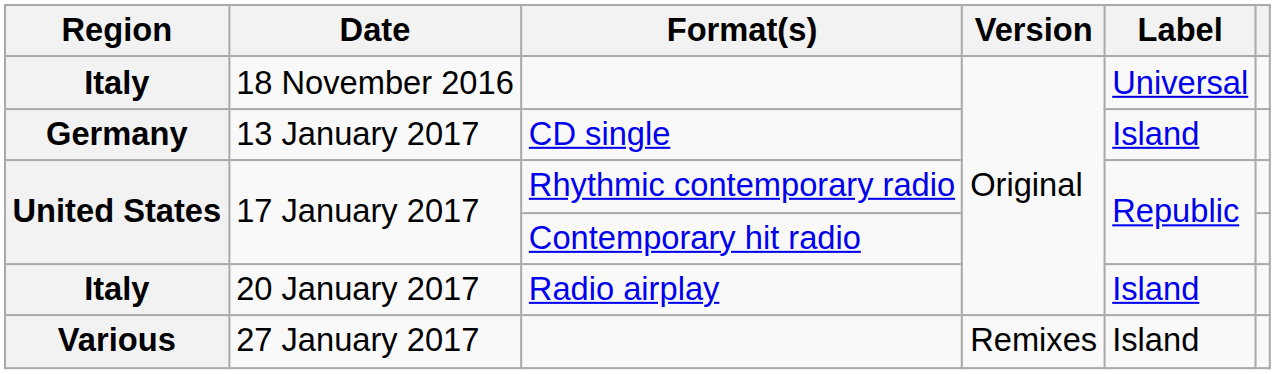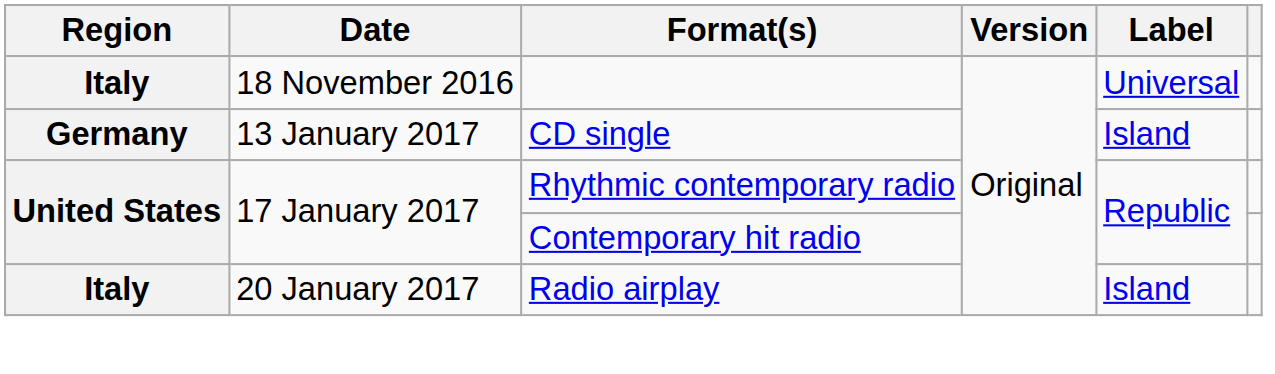- row: (358, 340)
